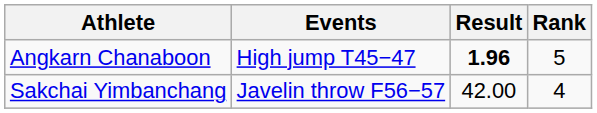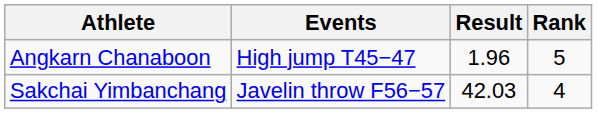(489, 57) bold -> (489, 57) normal
(489, 92) 42.00 -> (489, 92) 42.03
